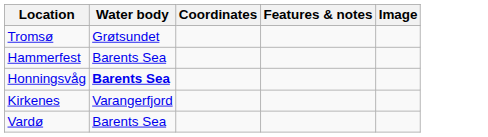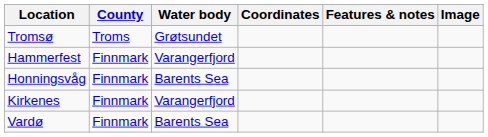+ column: (120, 15)
(129, 57) Barents Sea -> (195, 57) Varangerfjord
(131, 79) bold -> (191, 79) normal
